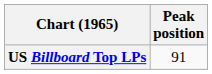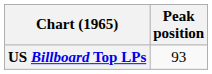(179, 57) 91 -> (179, 57) 93
